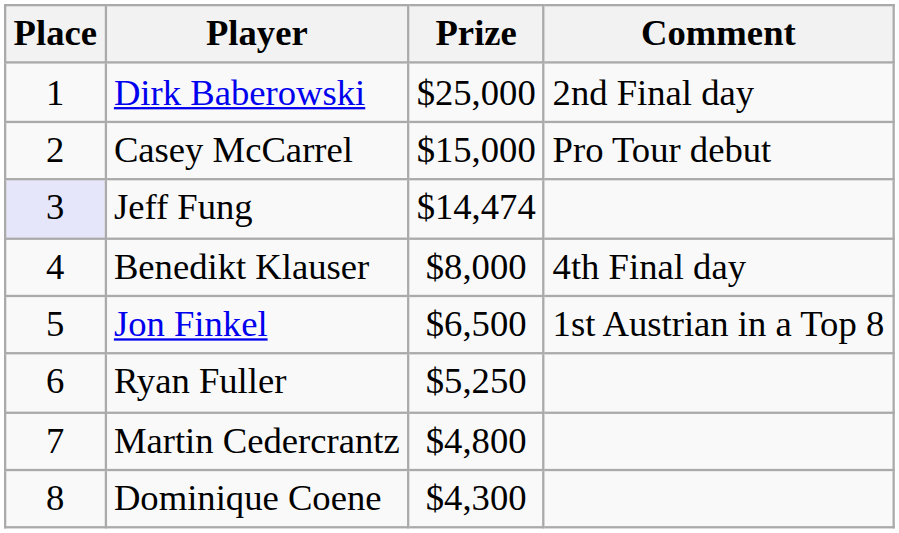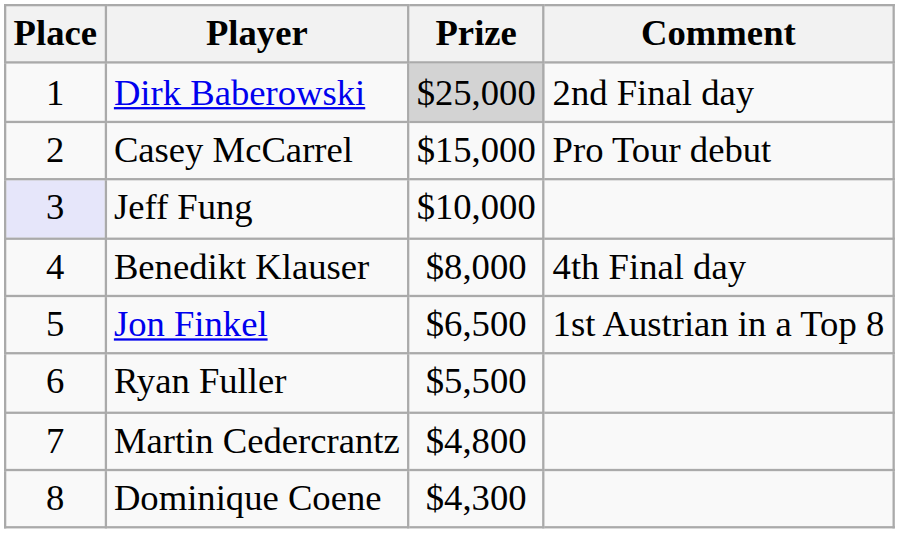(476, 91) no background -> (476, 91) lightgrey background
(476, 207) $14,474 -> (476, 207) $10,000
(476, 382) $5,250 -> (476, 382) $5,500
